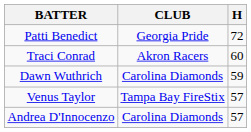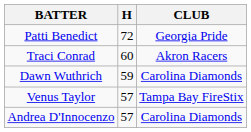columns swapped: (173, 14) <-> (237, 14)
